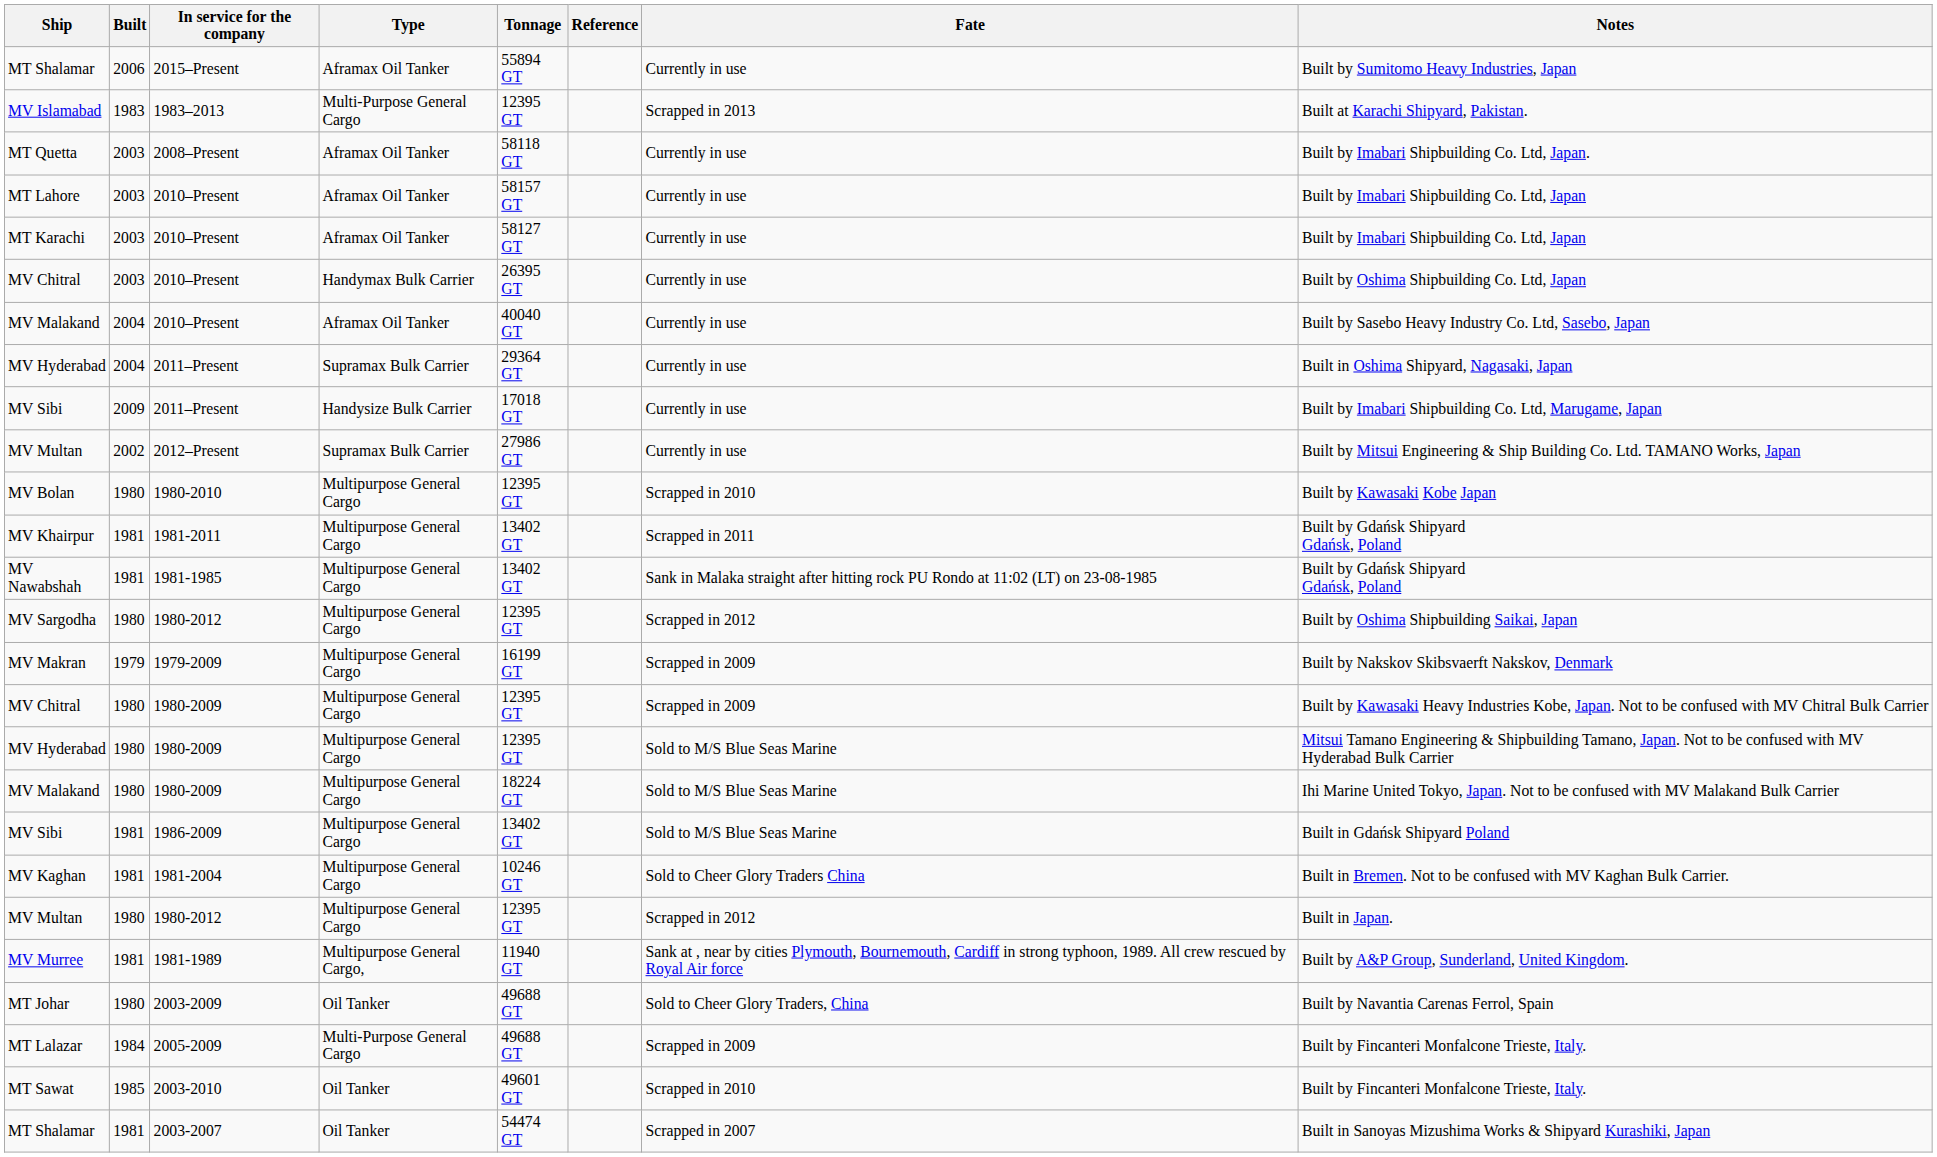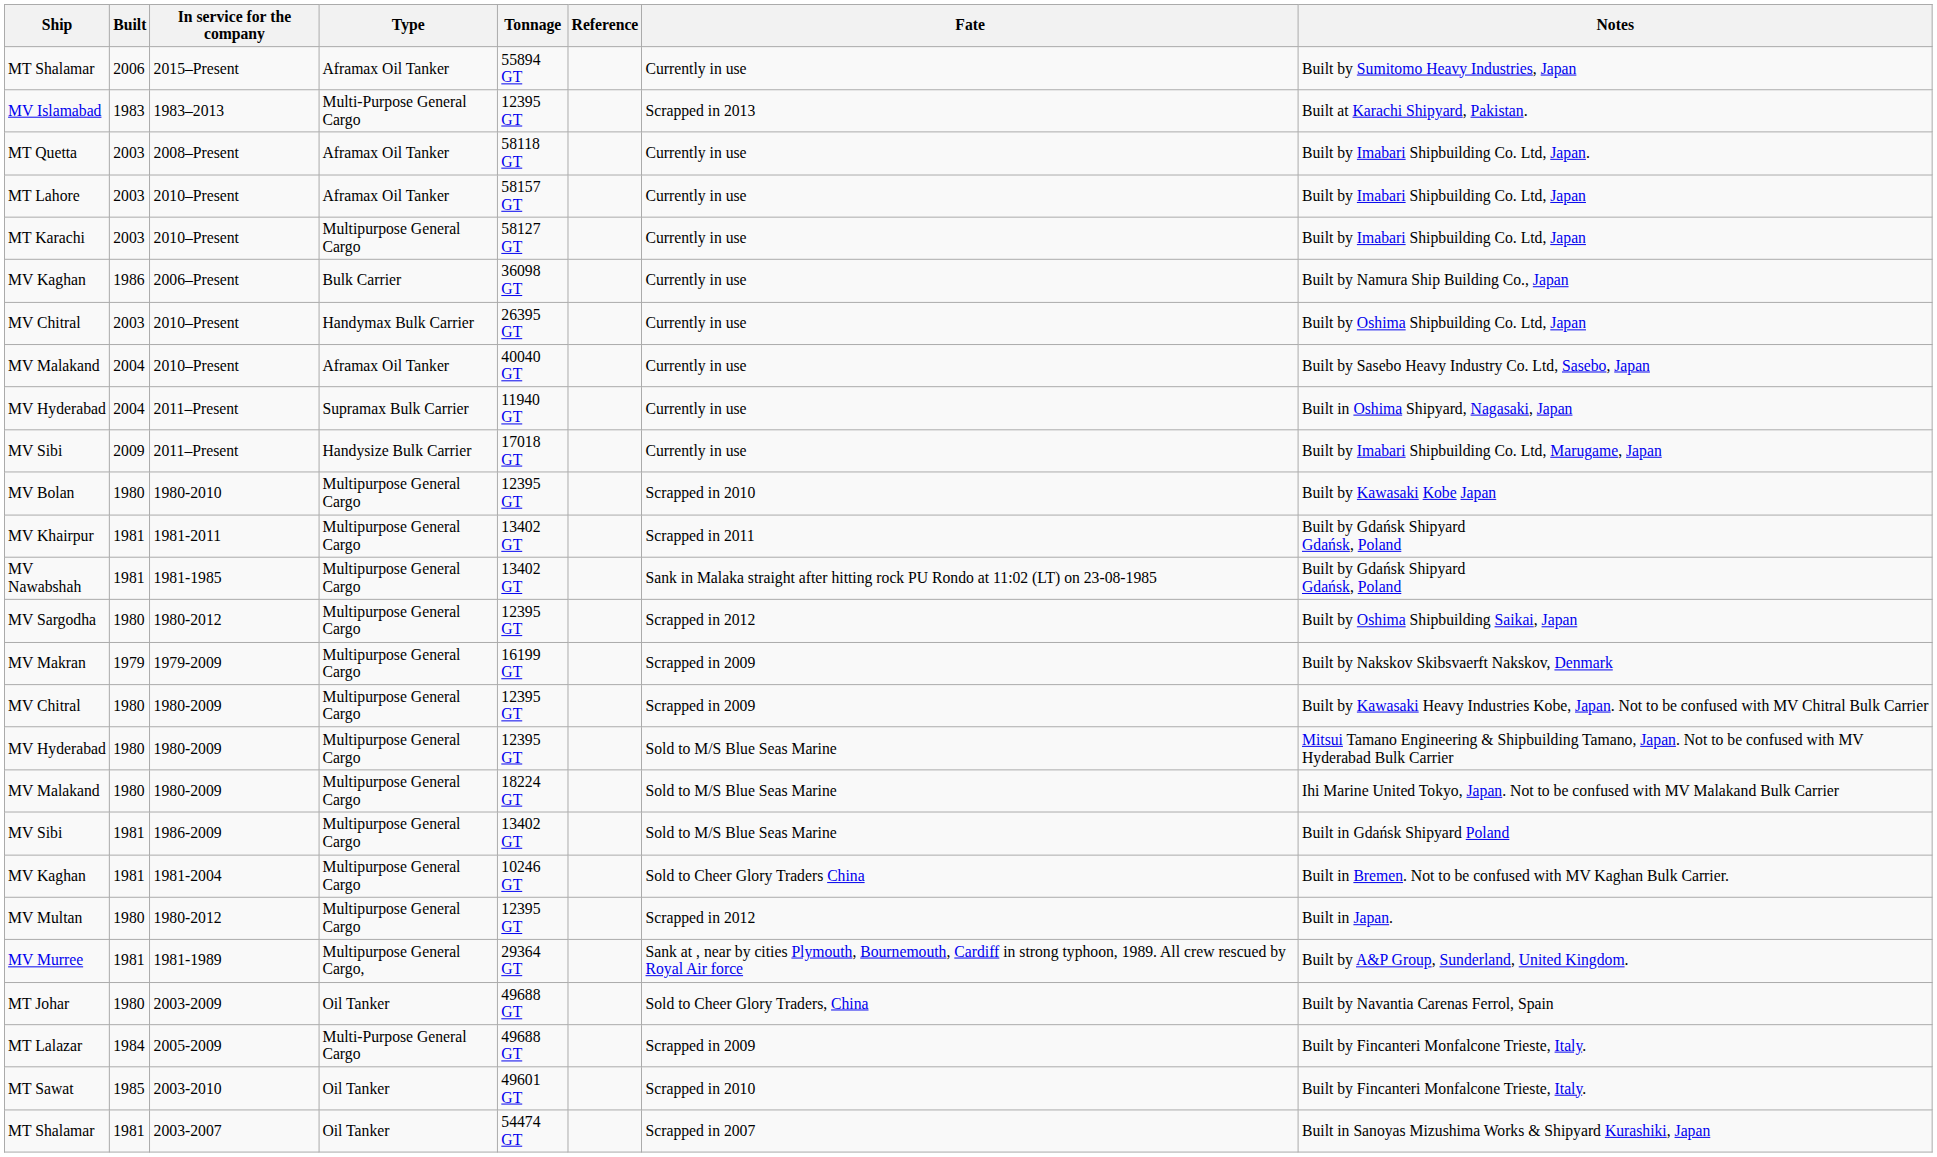(386, 238) Aframax Oil Tanker -> (391, 238) Multipurpose General Cargo
+ row: (47, 280)
(521, 365) 29364 GT -> (521, 408) 11940 GT
- row: (45, 450)
(521, 960) 11940 GT -> (521, 960) 29364 GT
